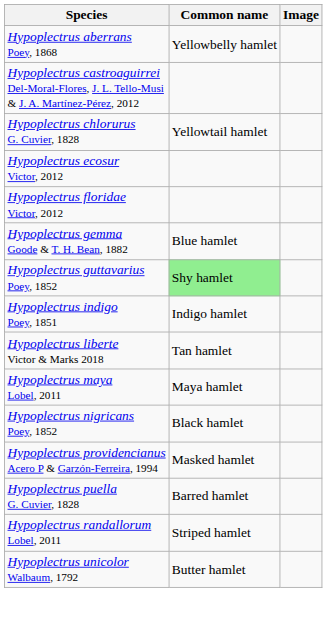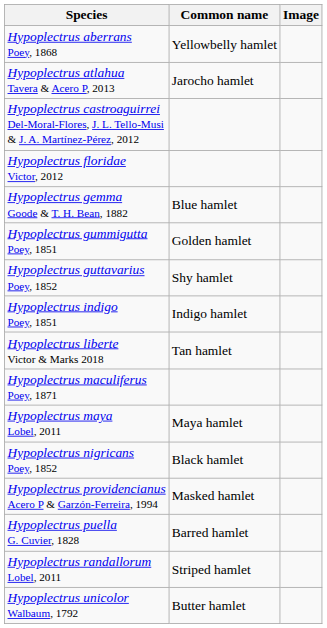+ row: (66, 80)
- row: (72, 132)
- row: (63, 168)
+ row: (78, 241)
(202, 277) lightgreen background -> (202, 277) no background
+ row: (77, 387)
